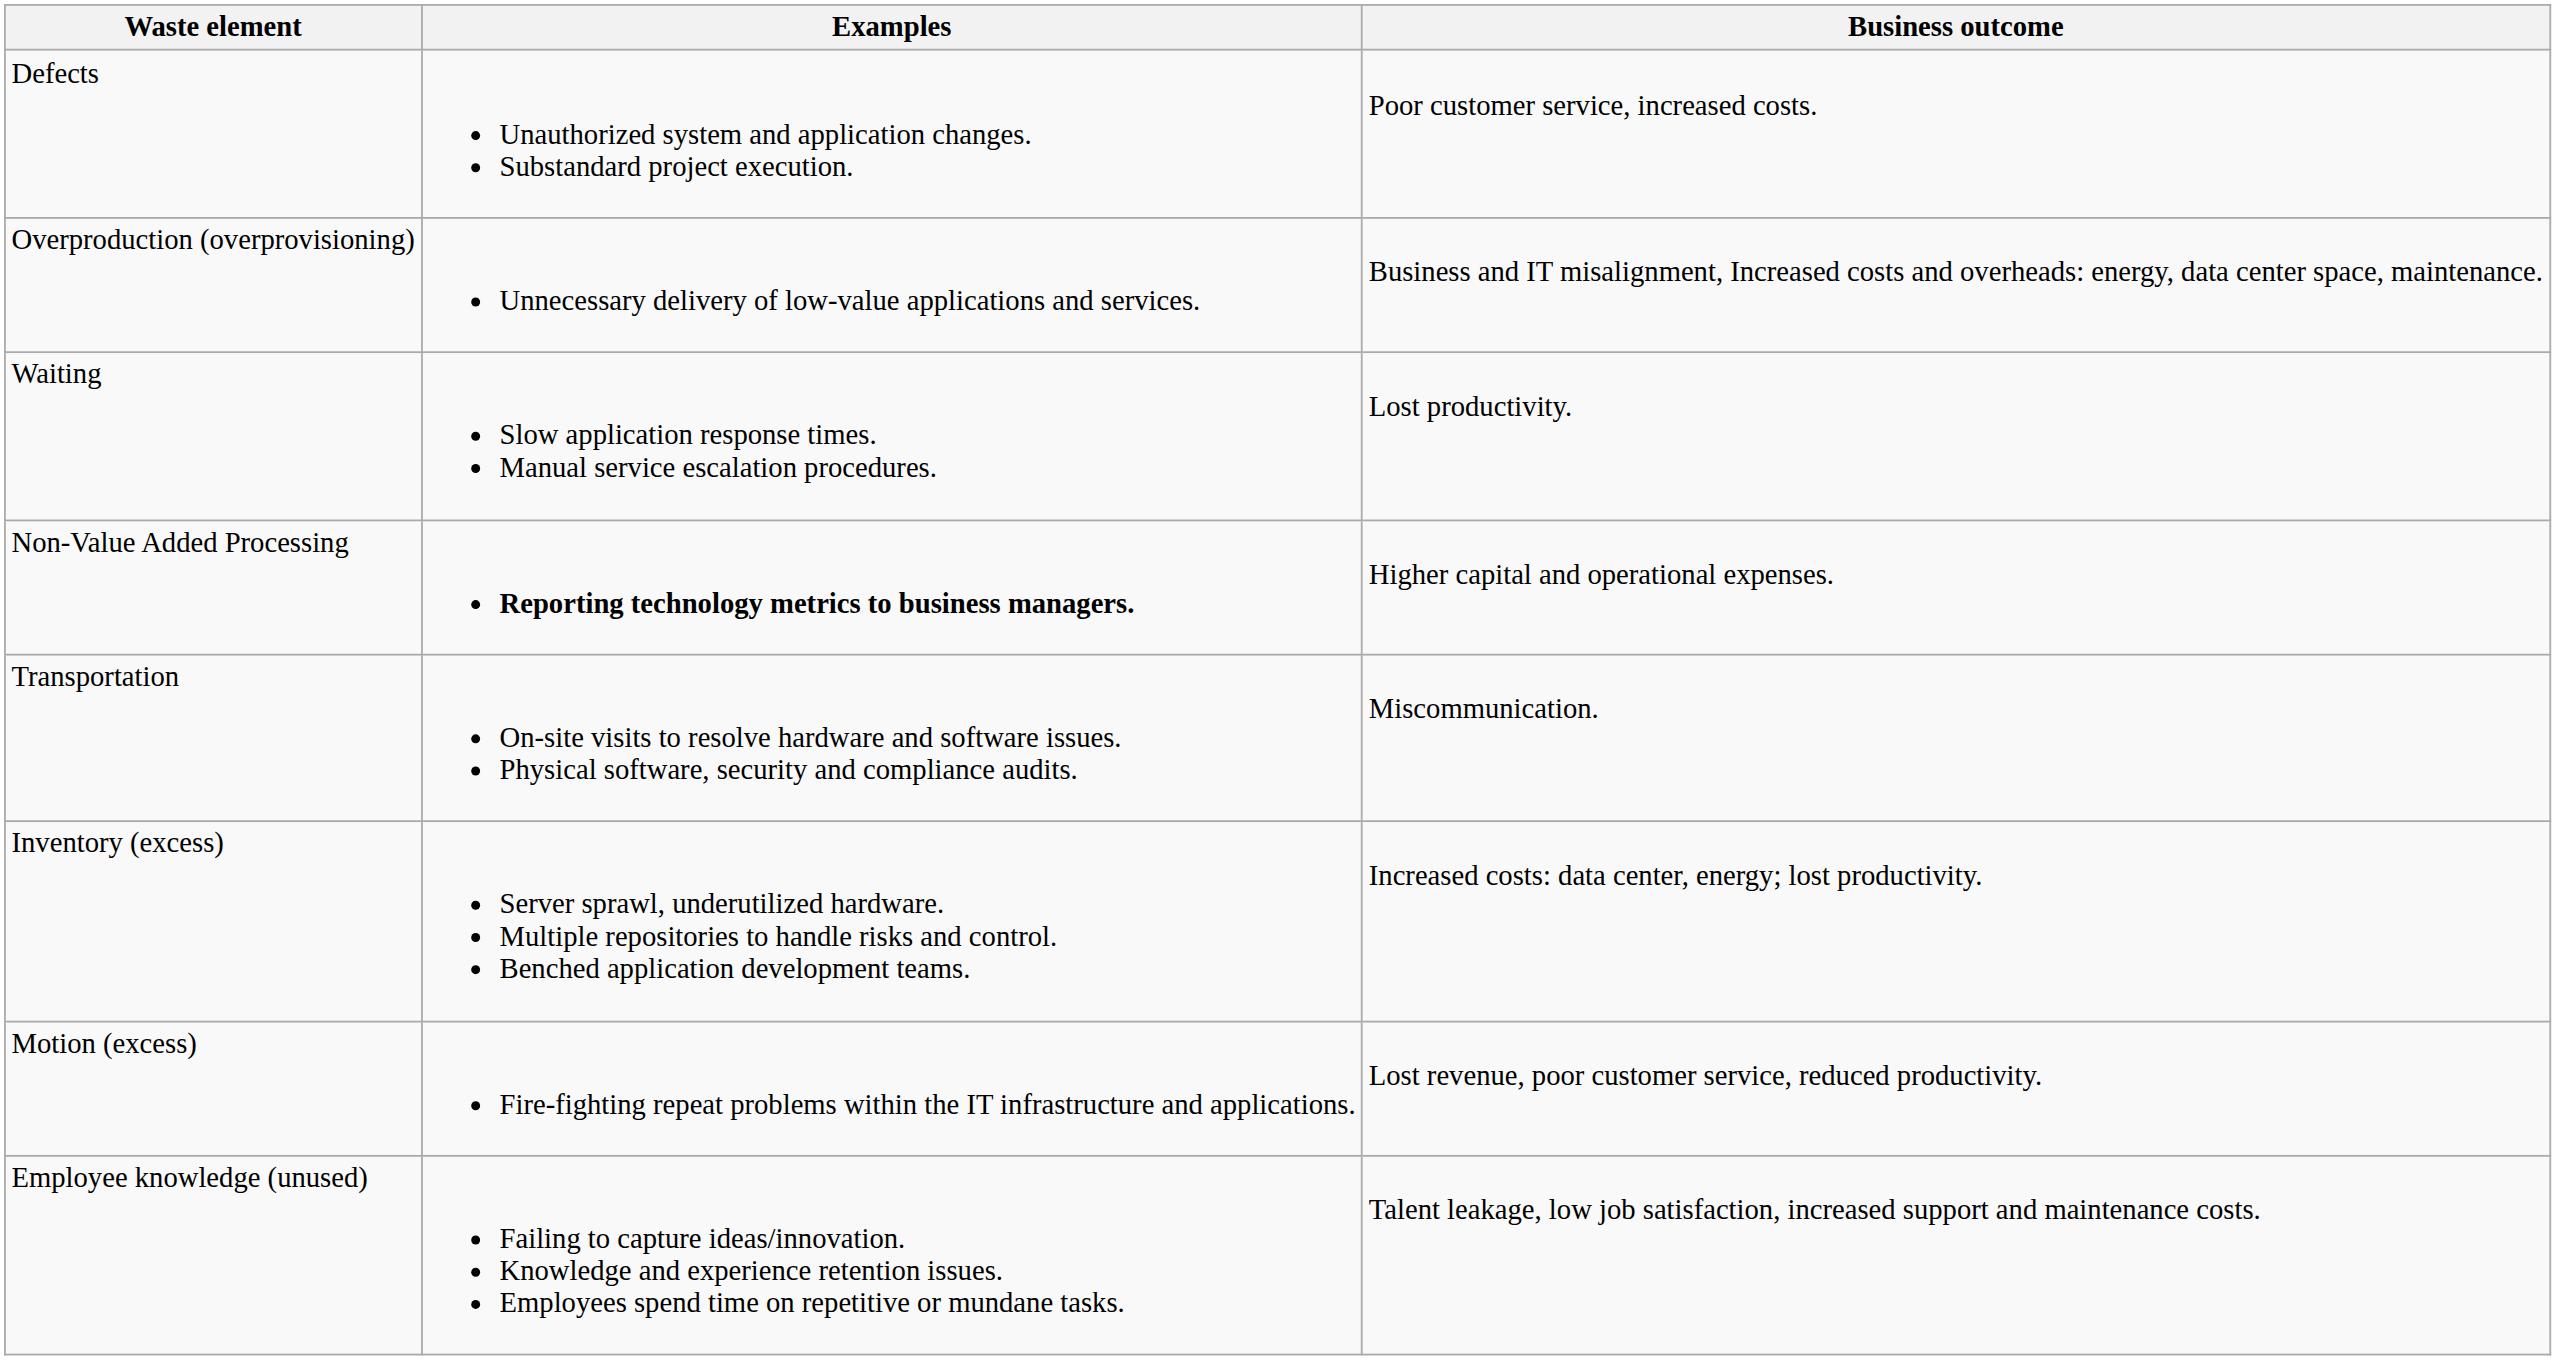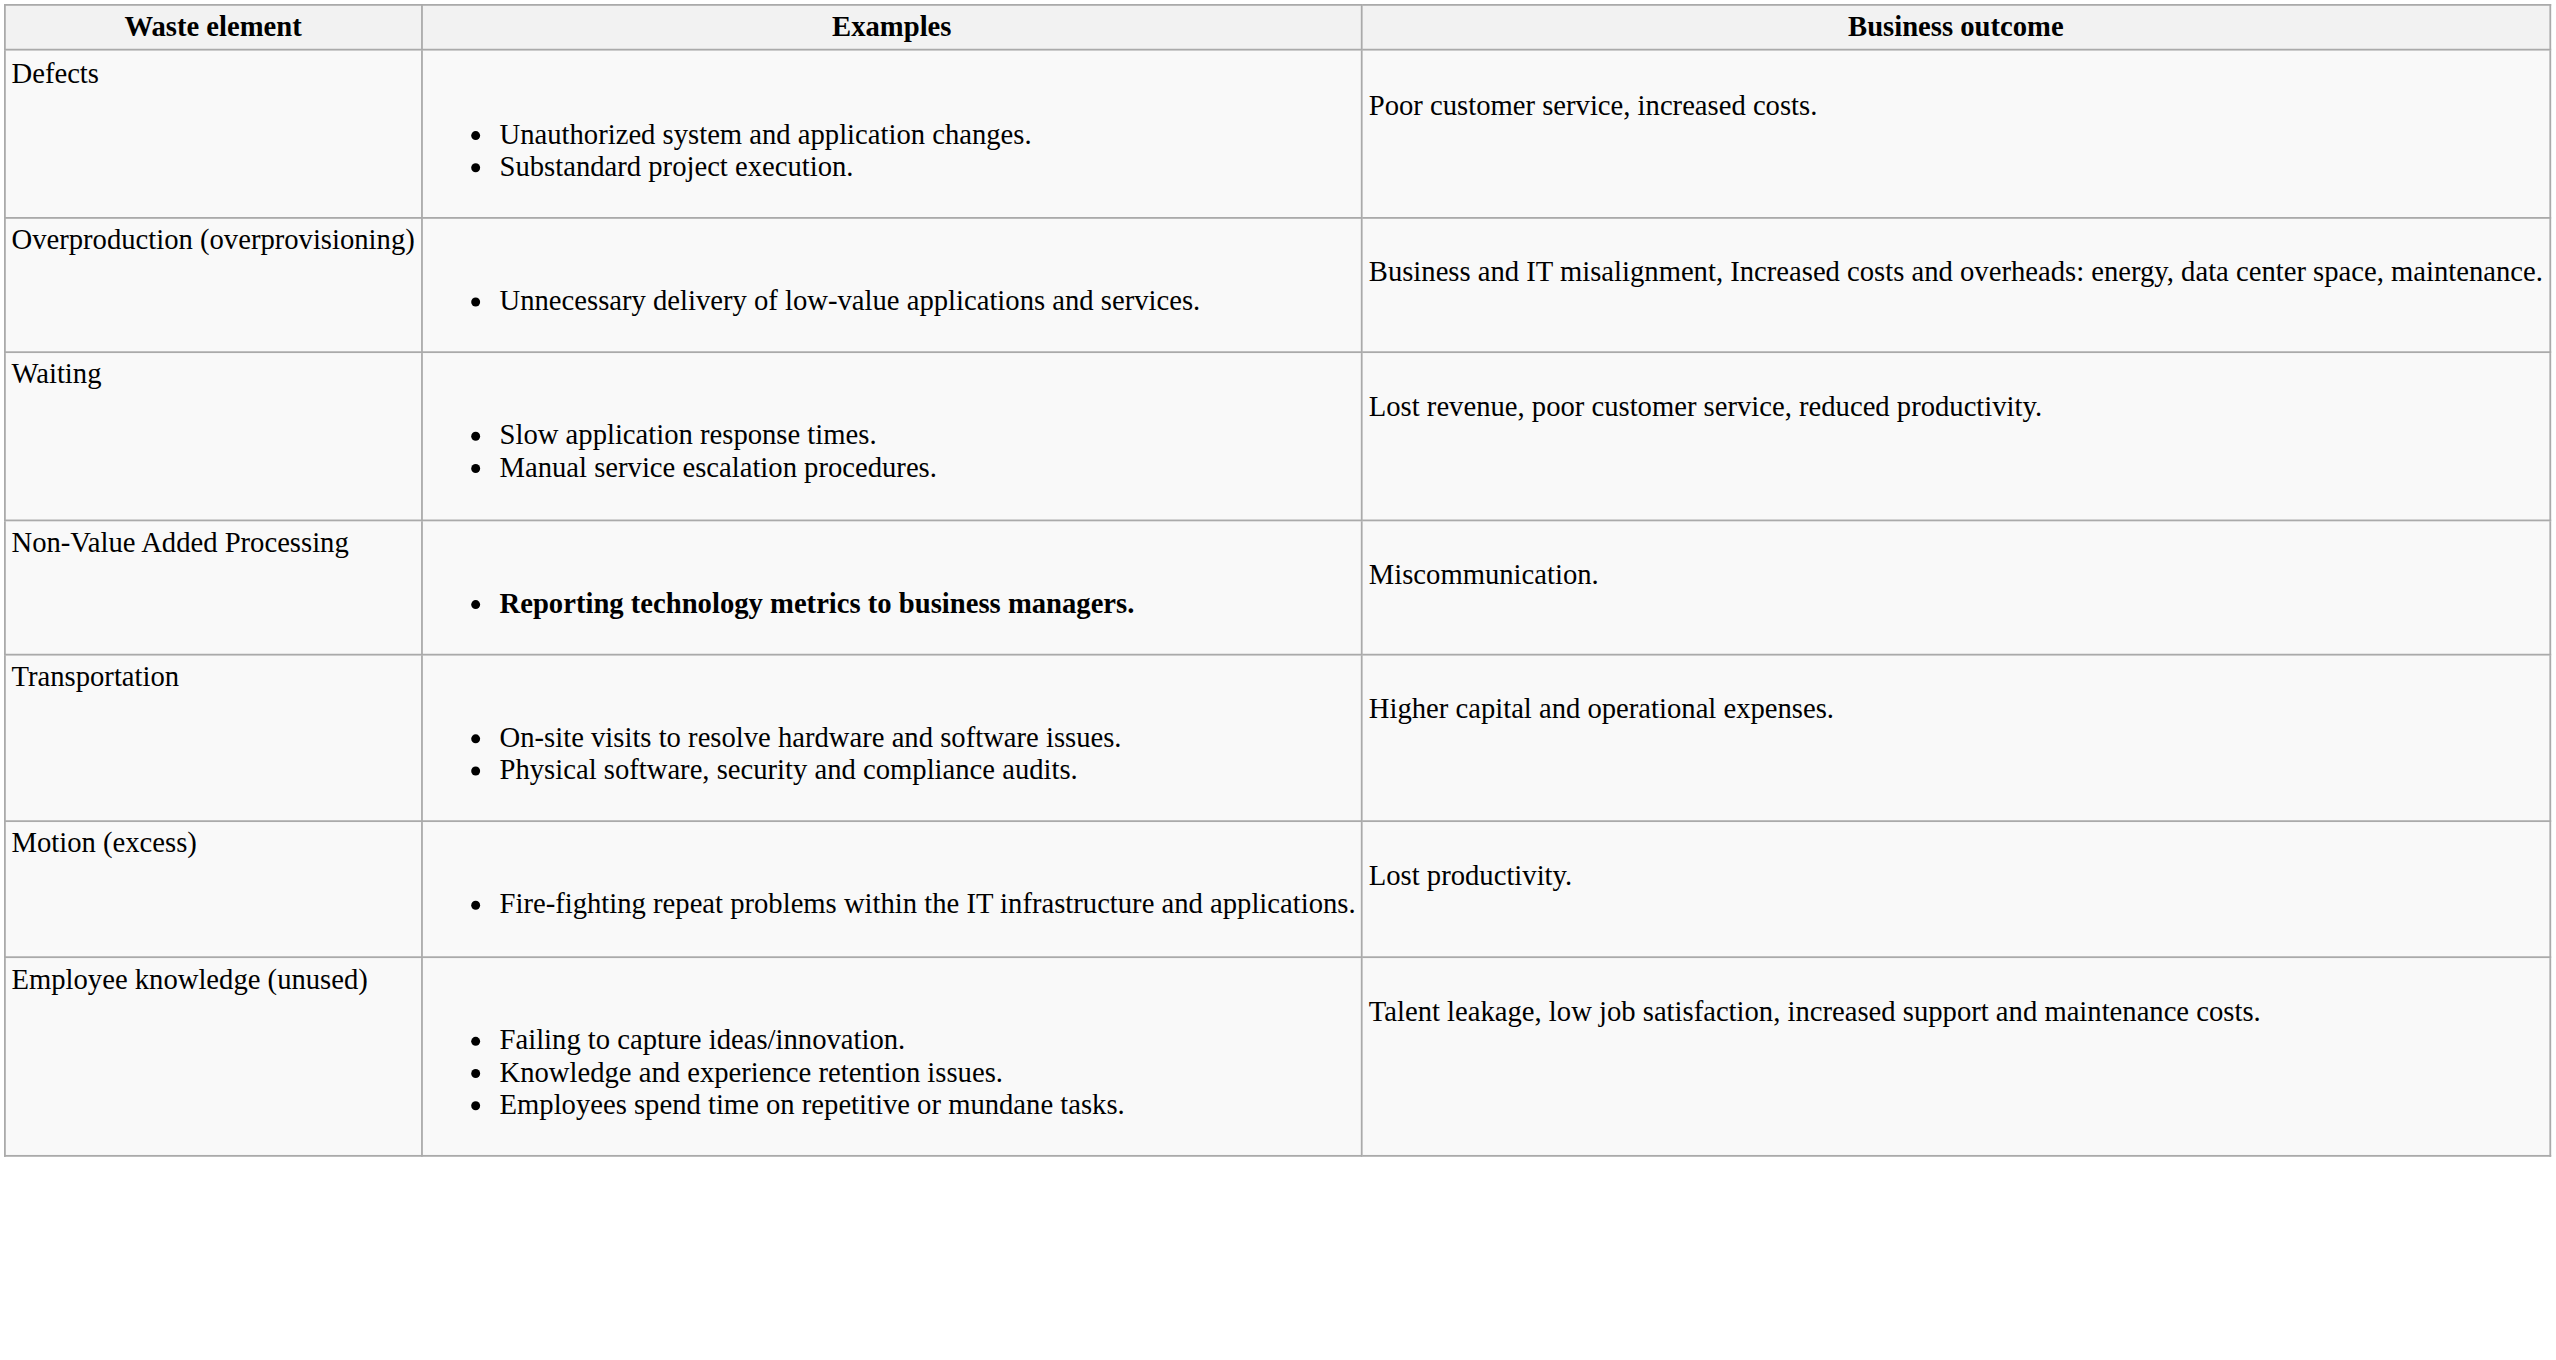(1470, 406) Lost productivity. -> (1705, 406) Lost revenue, poor customer service, reduced productivity.
(1601, 574) Higher capital and operational expenses. -> (1484, 574) Miscommunication.
(1484, 708) Miscommunication. -> (1601, 708) Higher capital and operational expenses.
- row: (118, 843)
(1705, 1075) Lost revenue, poor customer service, reduced productivity. -> (1470, 876) Lost productivity.
